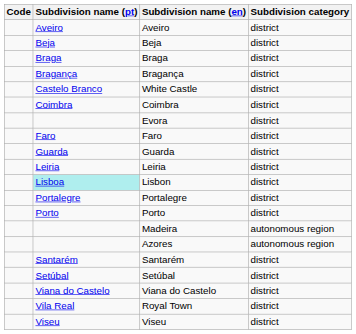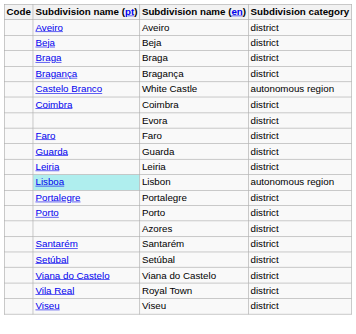(265, 89) district -> (292, 89) autonomous region
(265, 182) district -> (292, 182) autonomous region
- row: (160, 228)
(292, 244) autonomous region -> (265, 228) district
